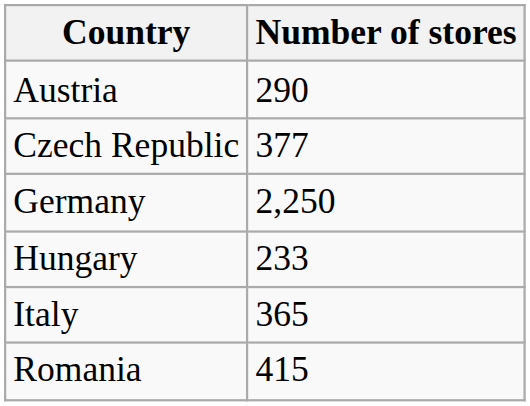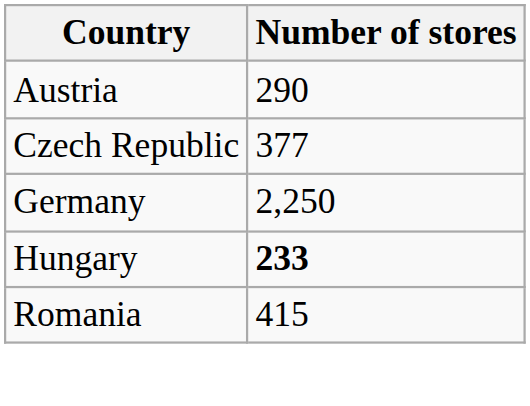(282, 257) normal -> (282, 257) bold
- row: (46, 314)
